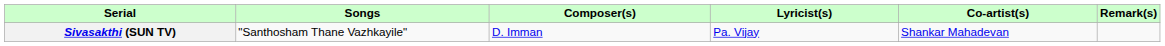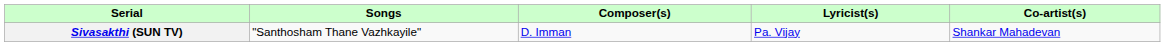- column: (1129, 13)
